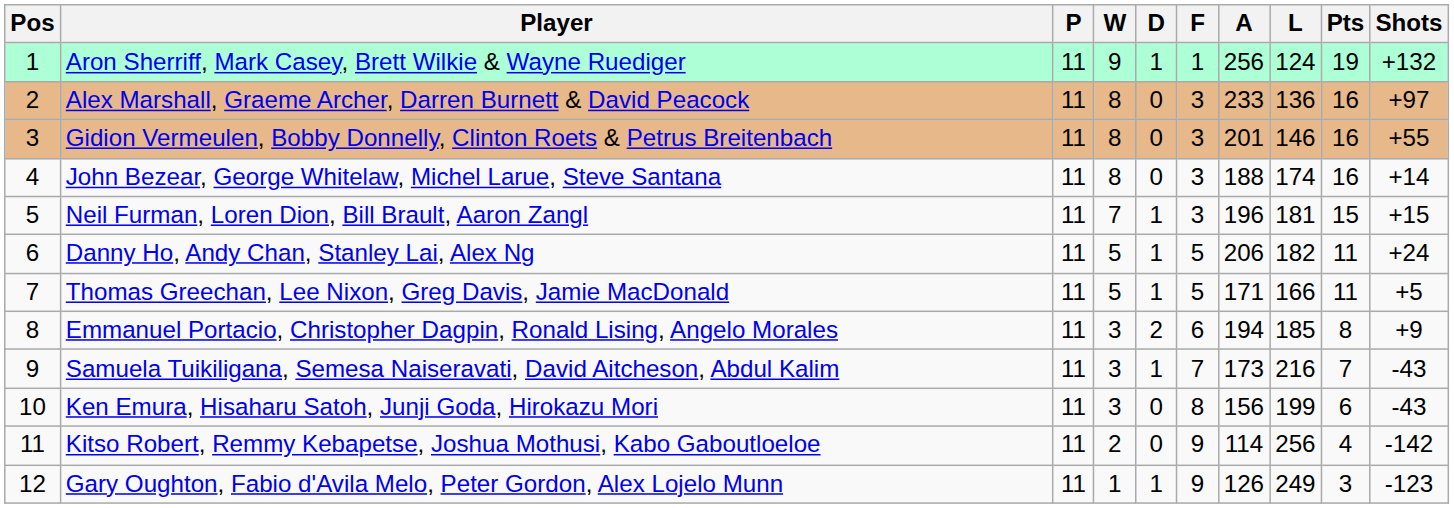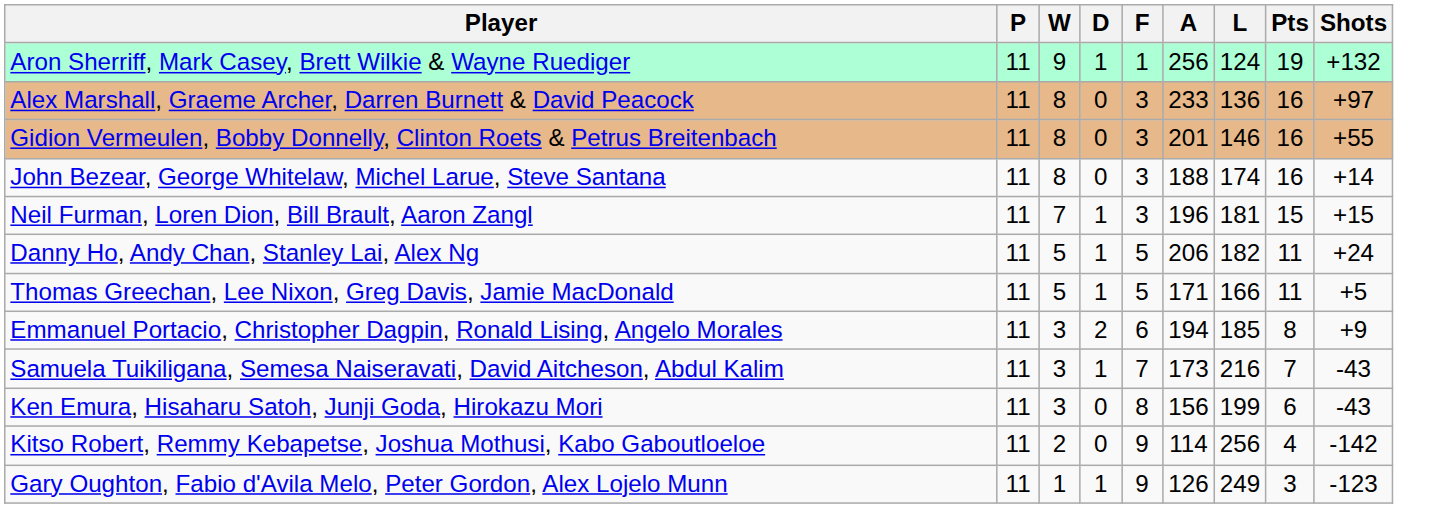- column: (32, 23)
